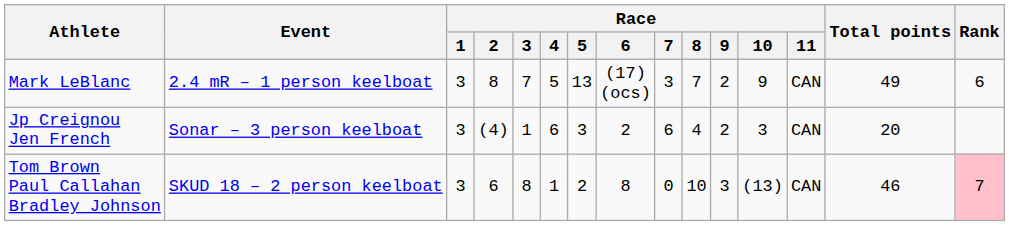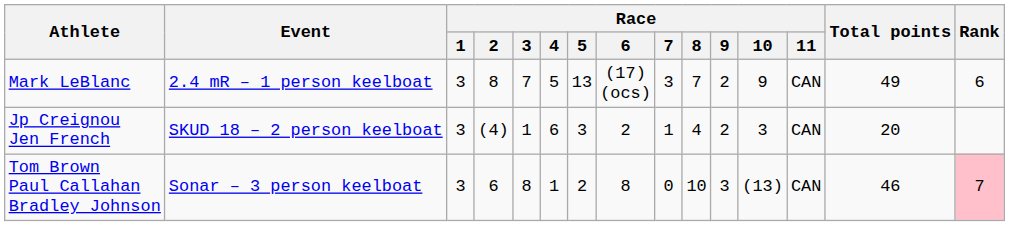(296, 130) Sonar – 3 person keelboat -> (306, 130) SKUD 18 – 2 person keelboat
(669, 130) 6 -> (669, 130) 1
(306, 187) SKUD 18 – 2 person keelboat -> (296, 187) Sonar – 3 person keelboat
